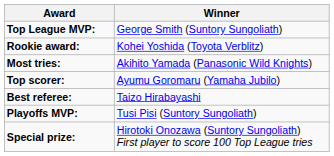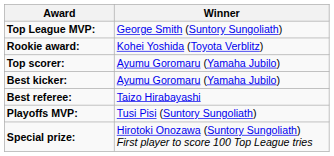- row: (34, 63)
+ row: (37, 80)
